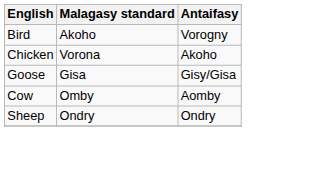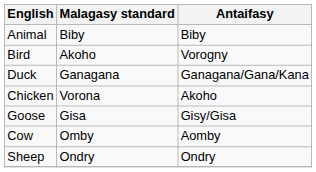+ row: (27, 34)
+ row: (22, 75)
